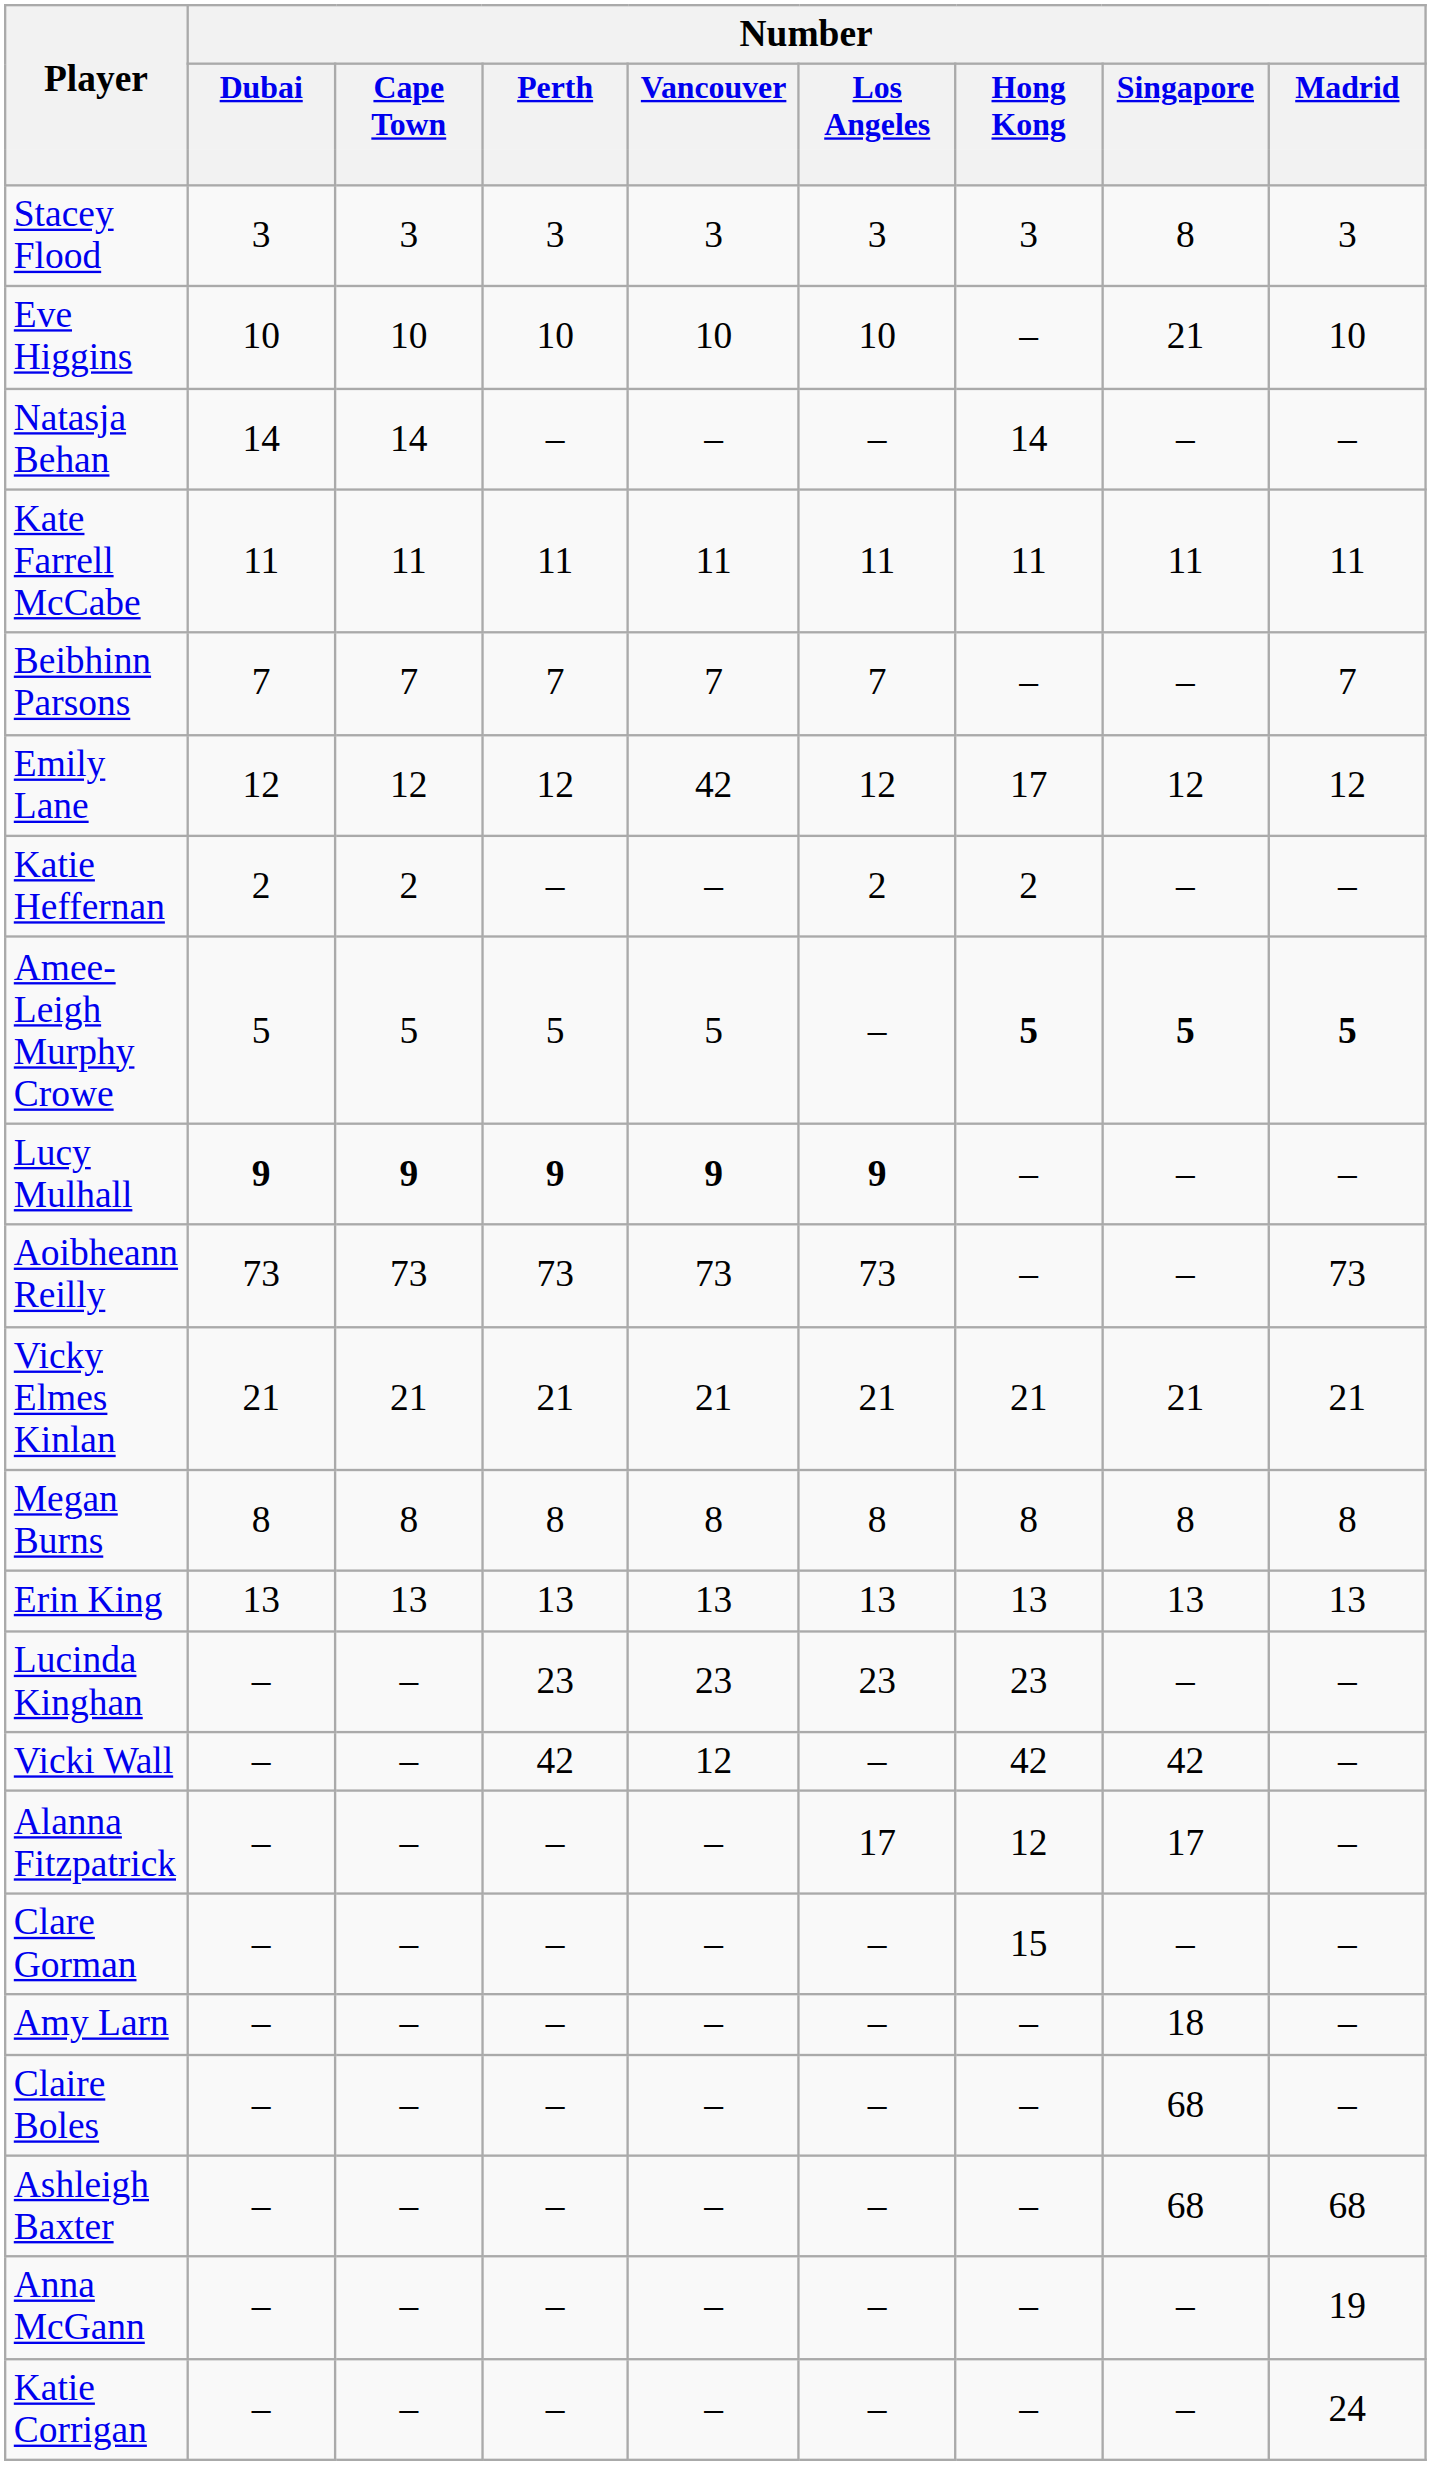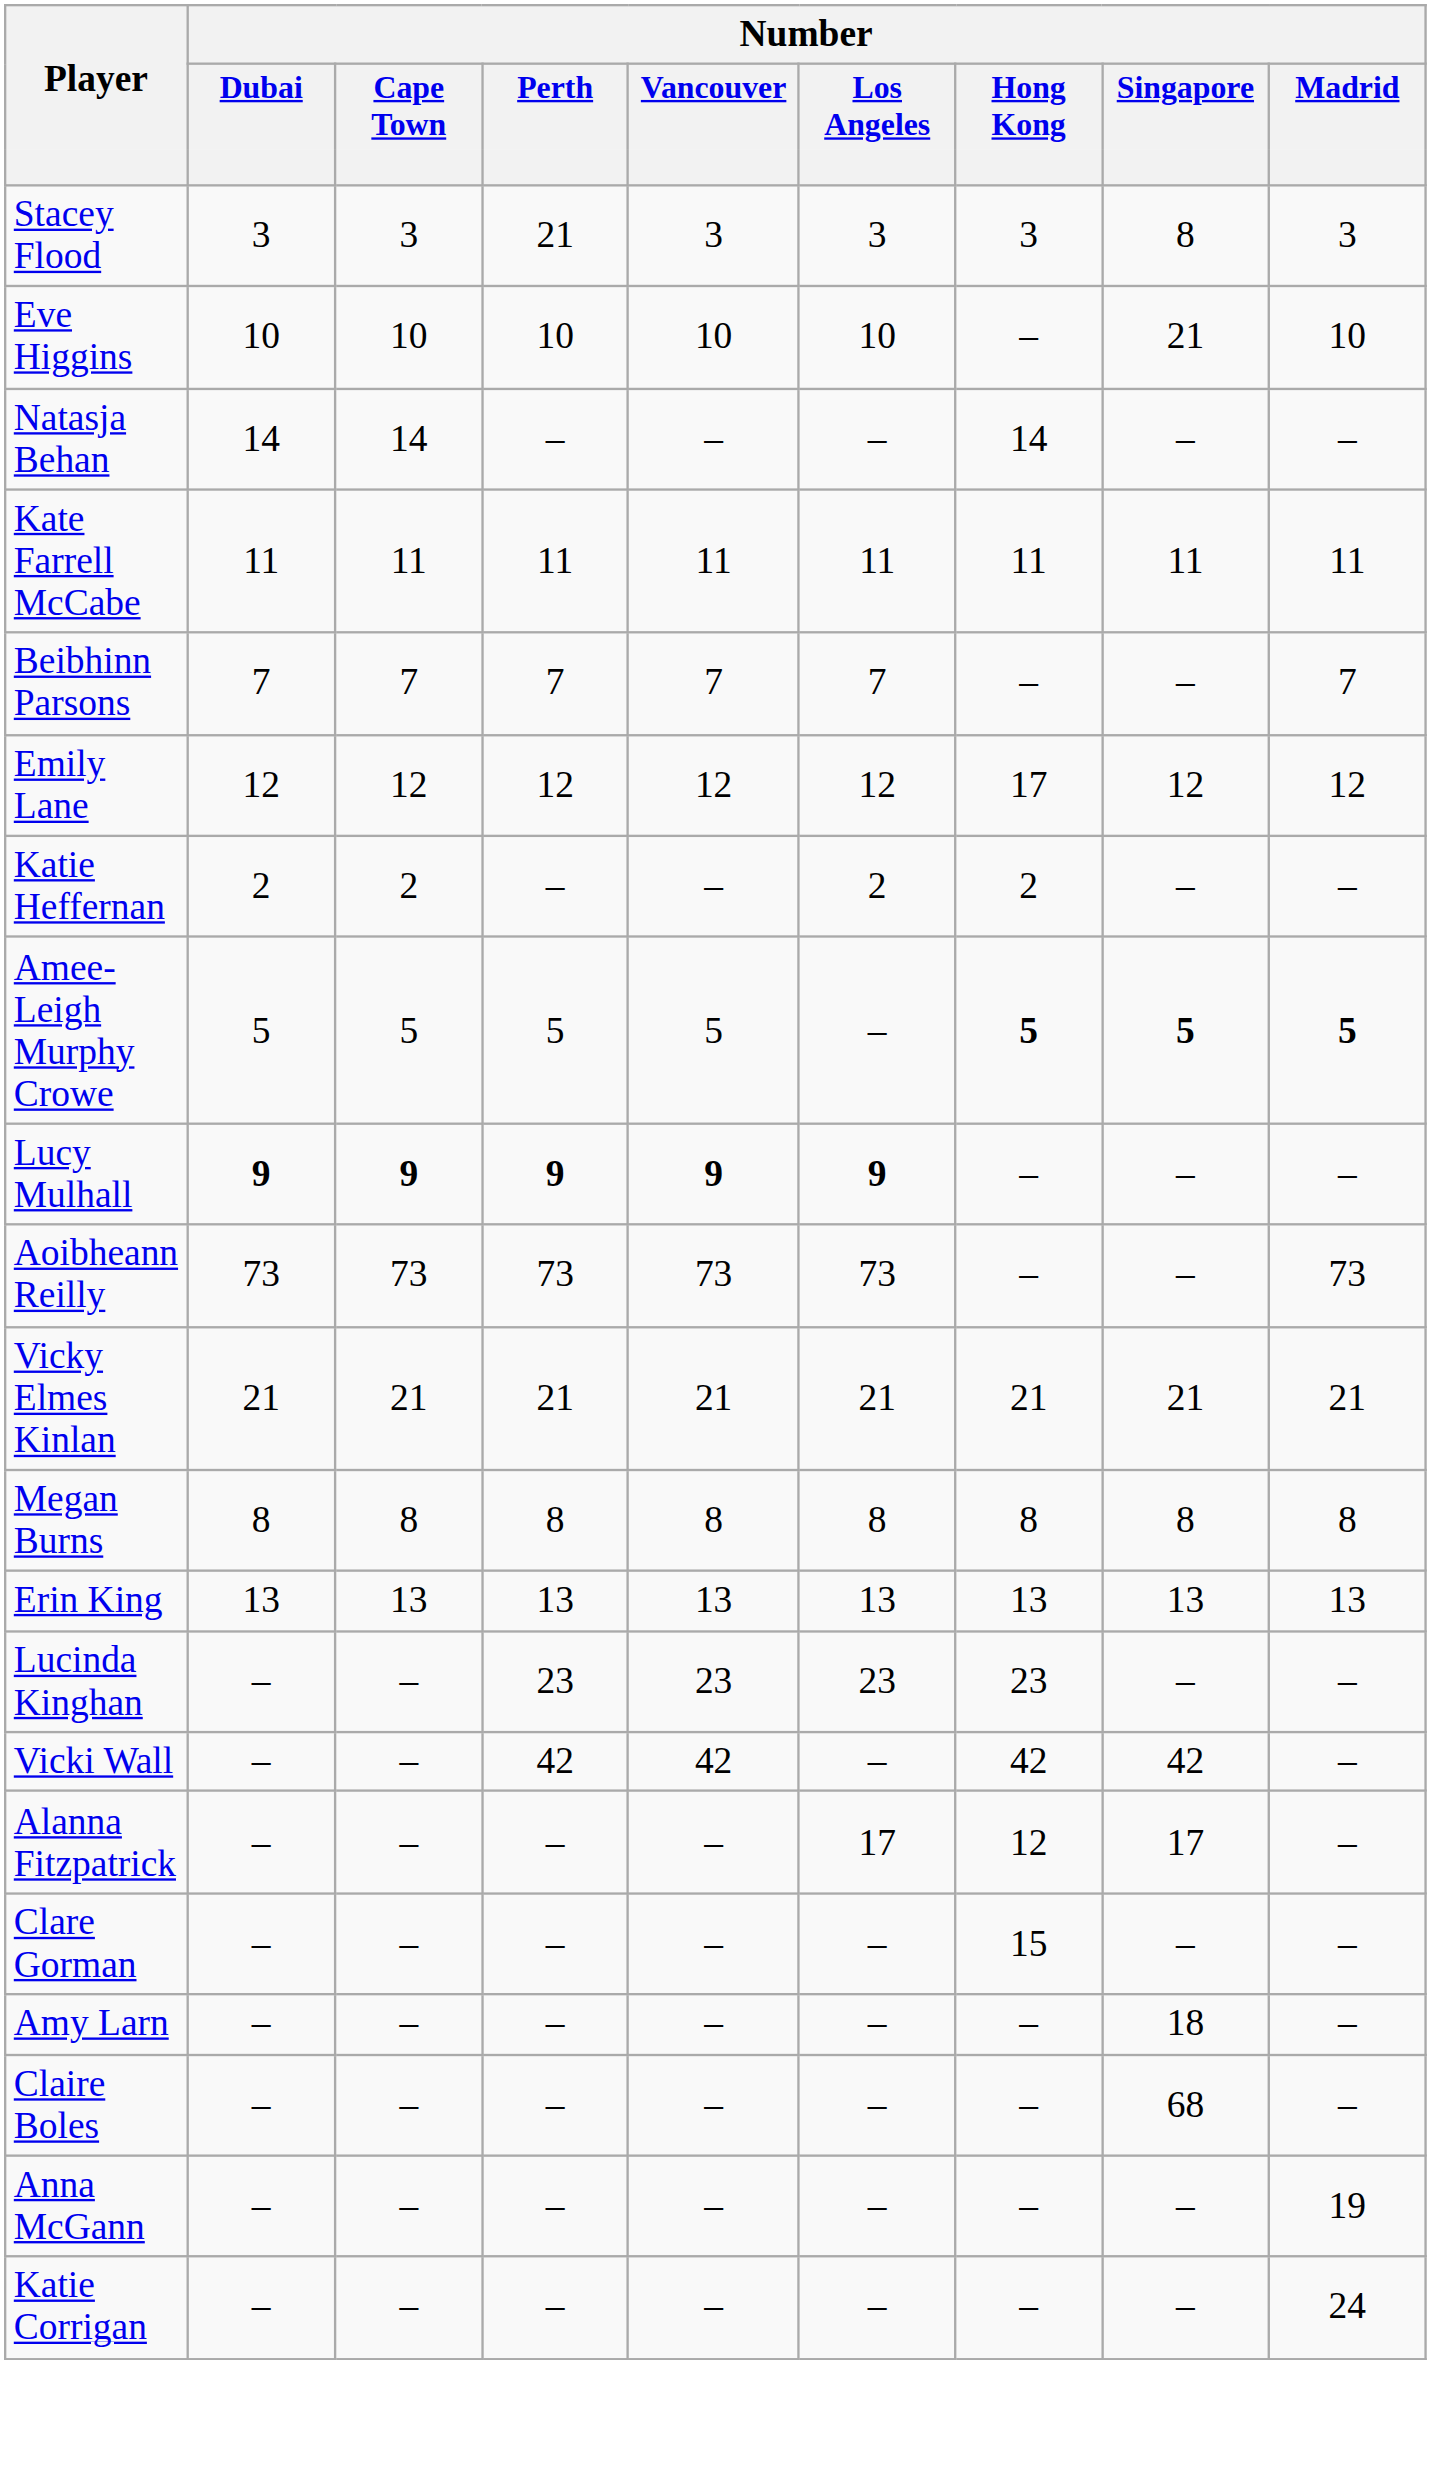(555, 234) 3 -> (555, 234) 21
(714, 784) 42 -> (714, 784) 12
(714, 1761) 12 -> (714, 1761) 42
- row: (81, 2205)
